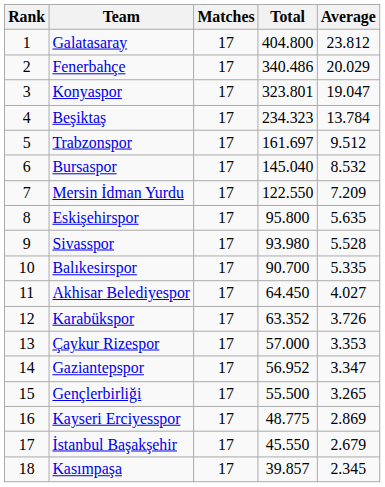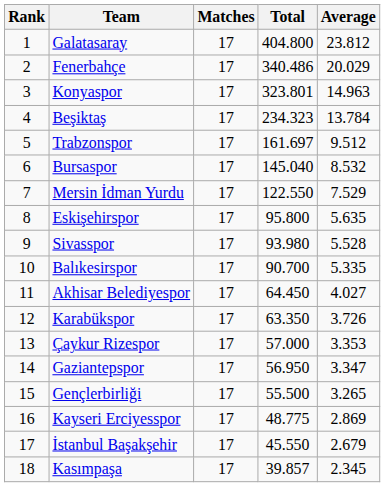(348, 92) 19.047 -> (348, 92) 14.963
(348, 192) 7.209 -> (348, 192) 7.529
(288, 318) 63.352 -> (288, 318) 63.350
(288, 368) 56.952 -> (288, 368) 56.950
